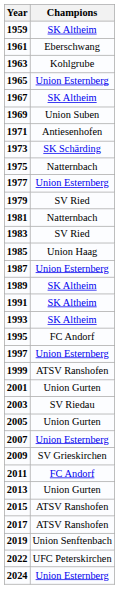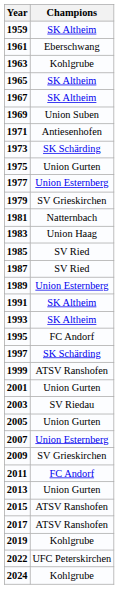(72, 80) Union Esternberg -> (72, 80) SK Altheim
(72, 166) Natternbach -> (72, 166) Union Gurten
(72, 200) SV Ried -> (72, 200) SV Grieskirchen
(72, 234) SV Ried -> (72, 234) Union Haag
(72, 251) Union Haag -> (72, 251) SV Ried
(72, 268) Union Esternberg -> (72, 268) SV Ried
(72, 285) SK Altheim -> (72, 285) Union Esternberg
(72, 353) Union Esternberg -> (72, 353) SK Schärding
(72, 541) Union Senftenbach -> (72, 541) Kohlgrube
(72, 575) Union Esternberg -> (72, 575) Kohlgrube
